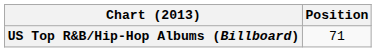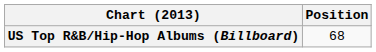(337, 37) 71 -> (337, 37) 68
